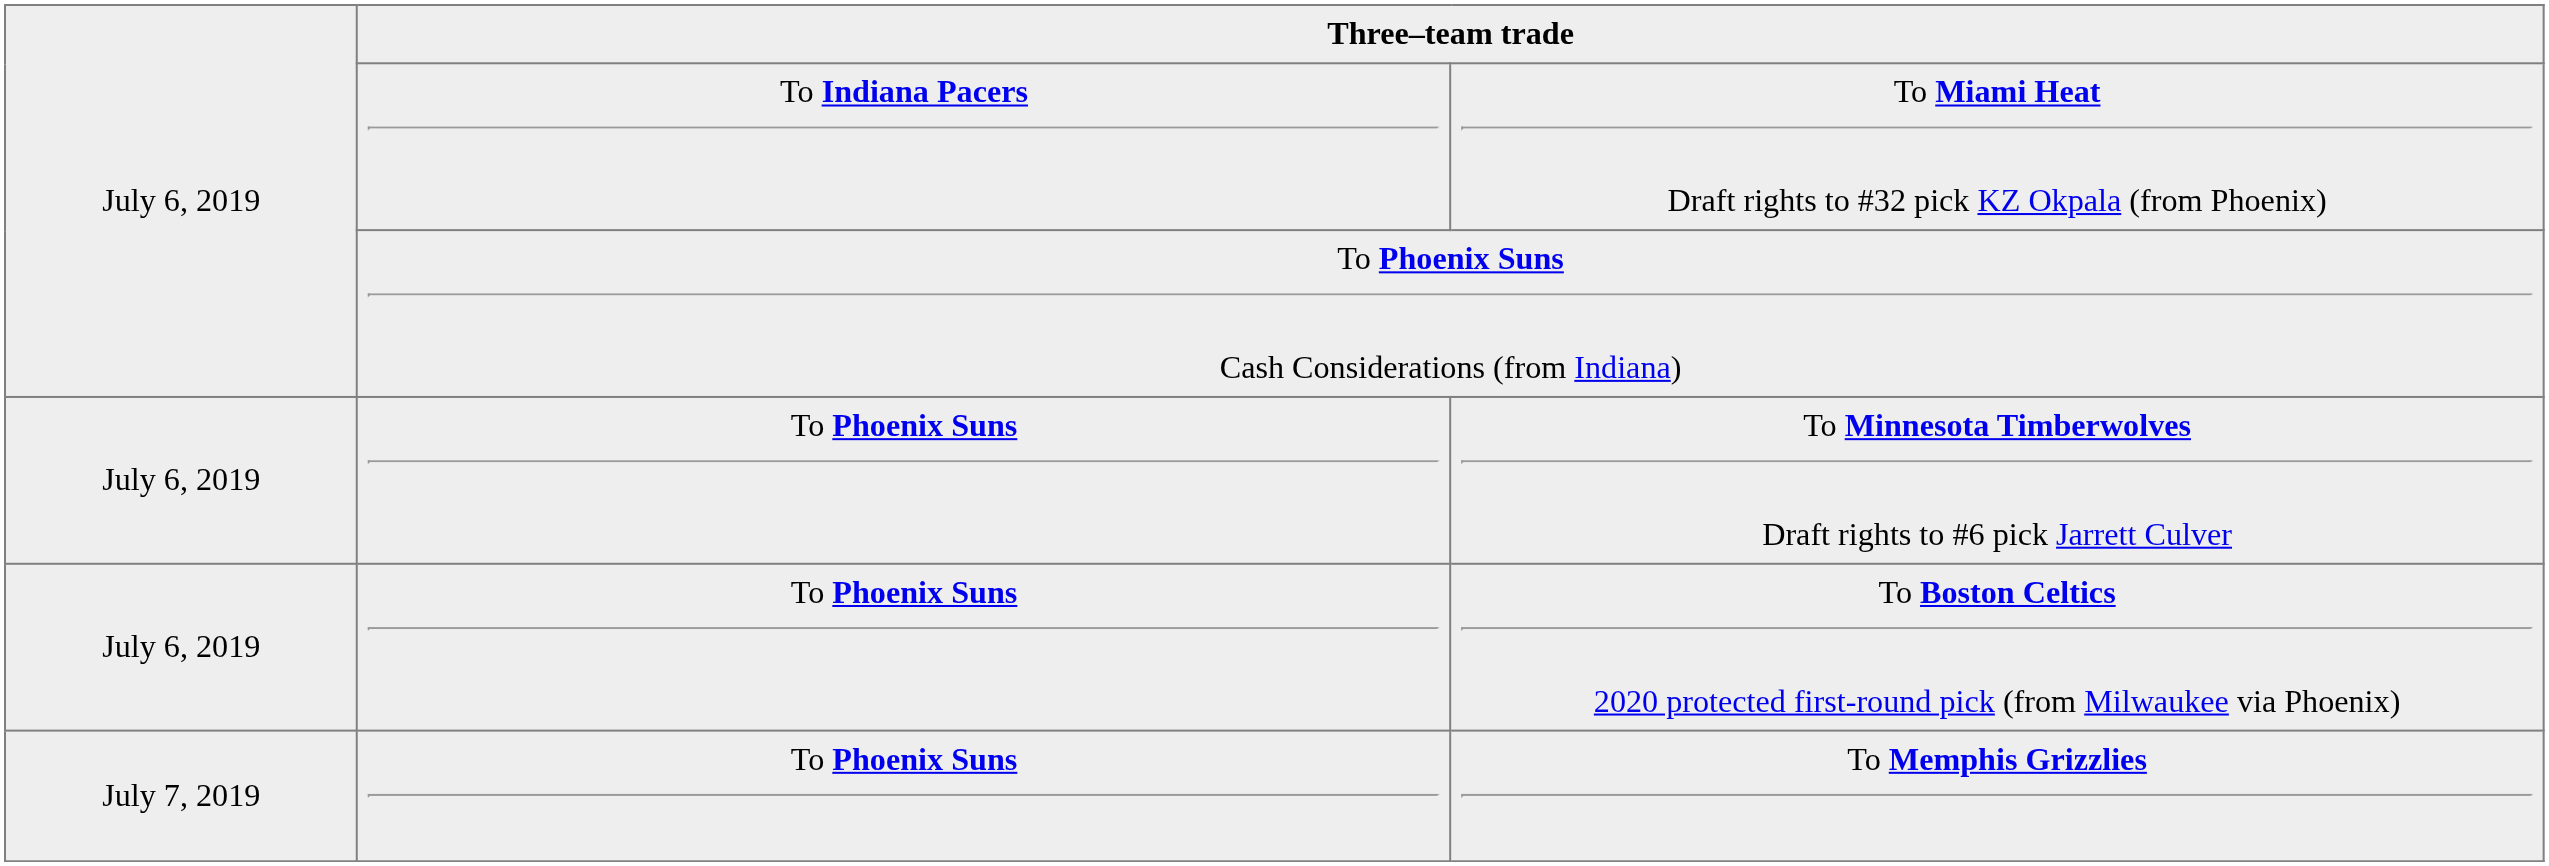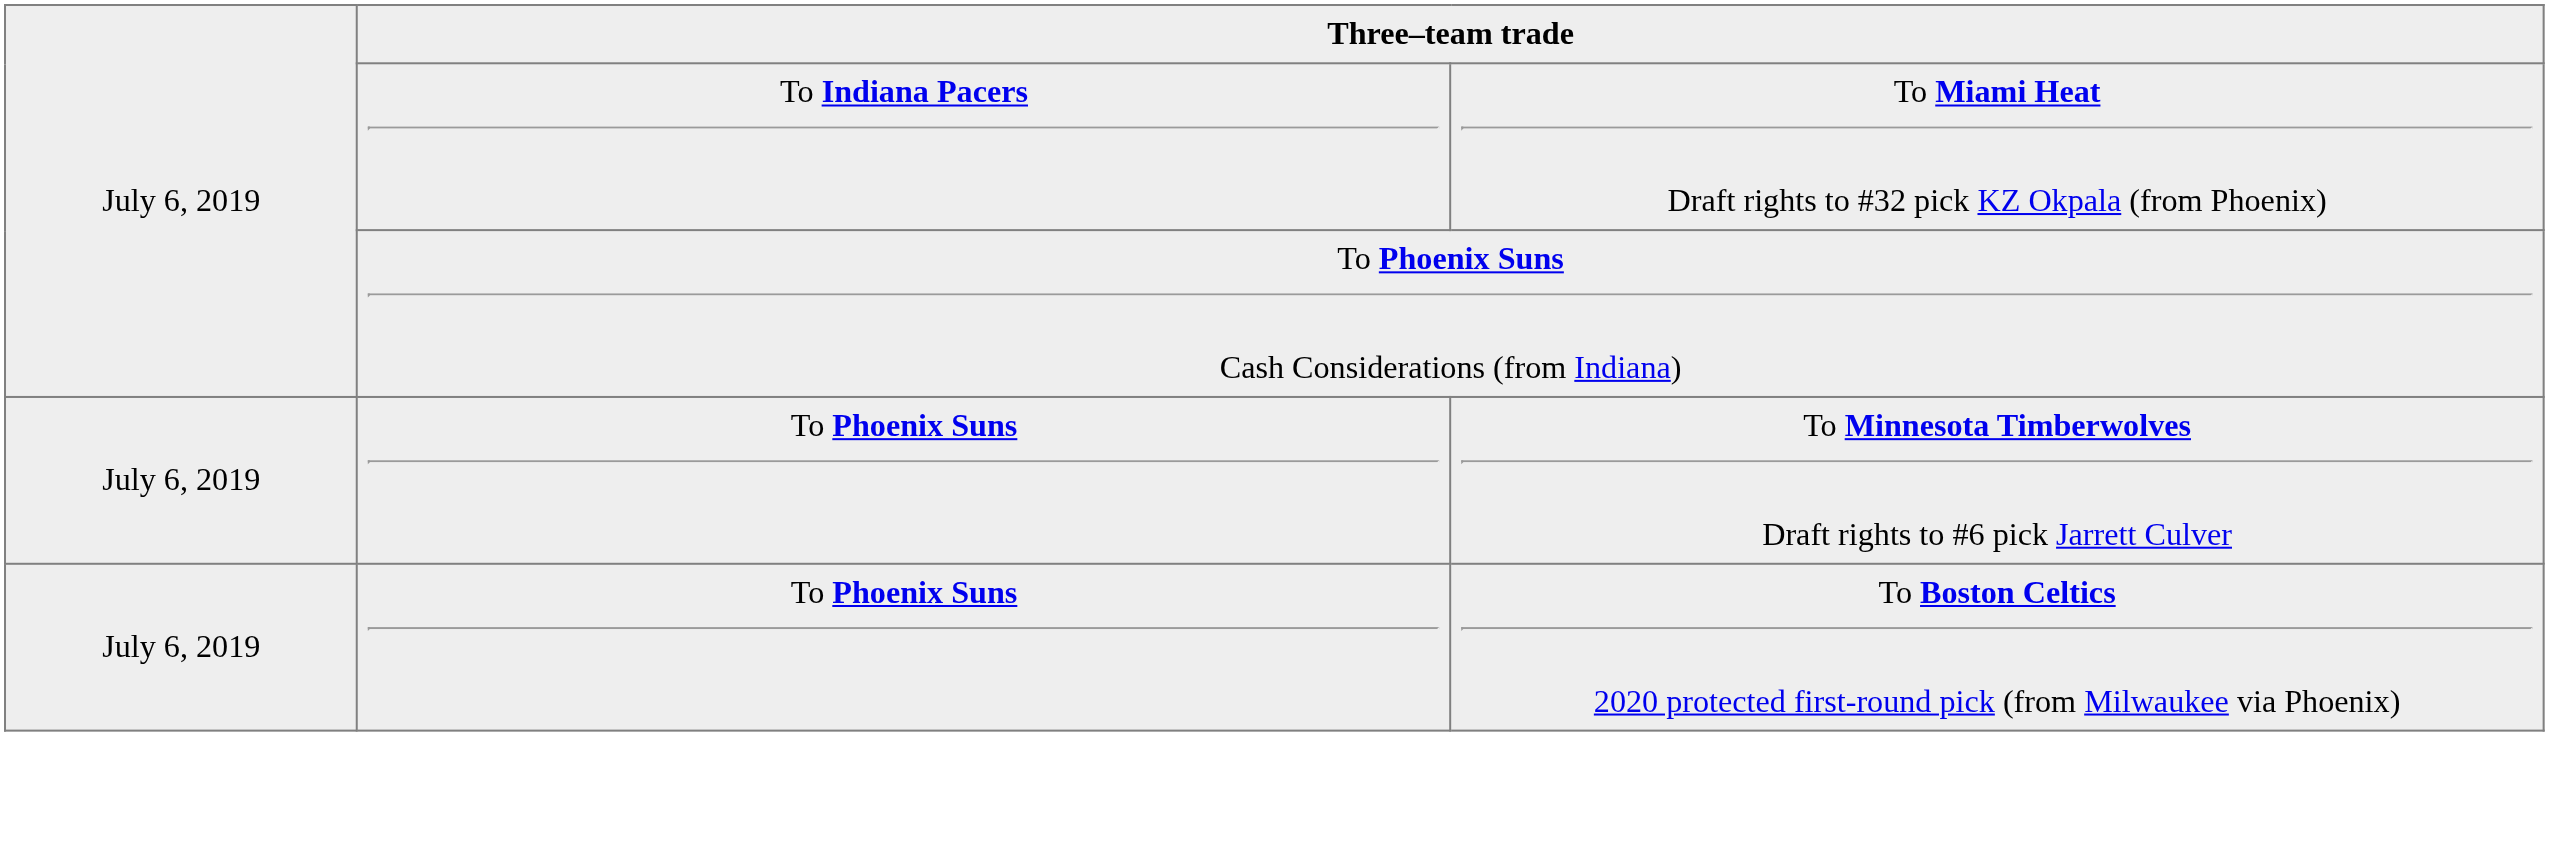- row: (1997, 770)
